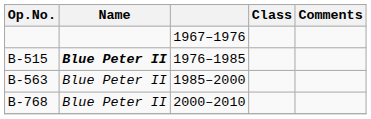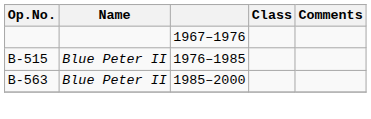(115, 59) bold -> (115, 59) normal
- row: (28, 103)
